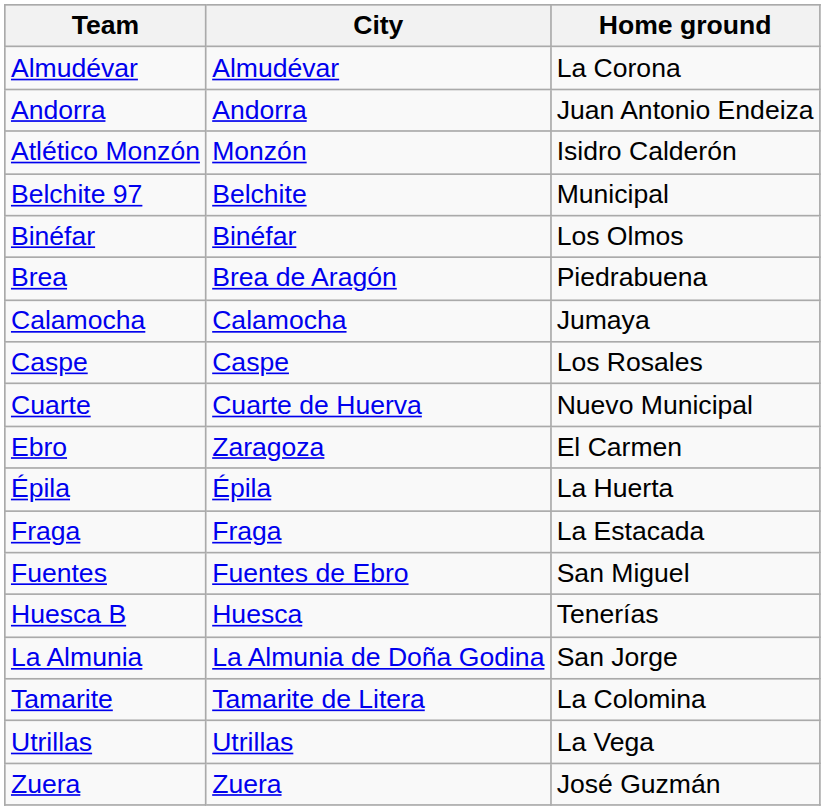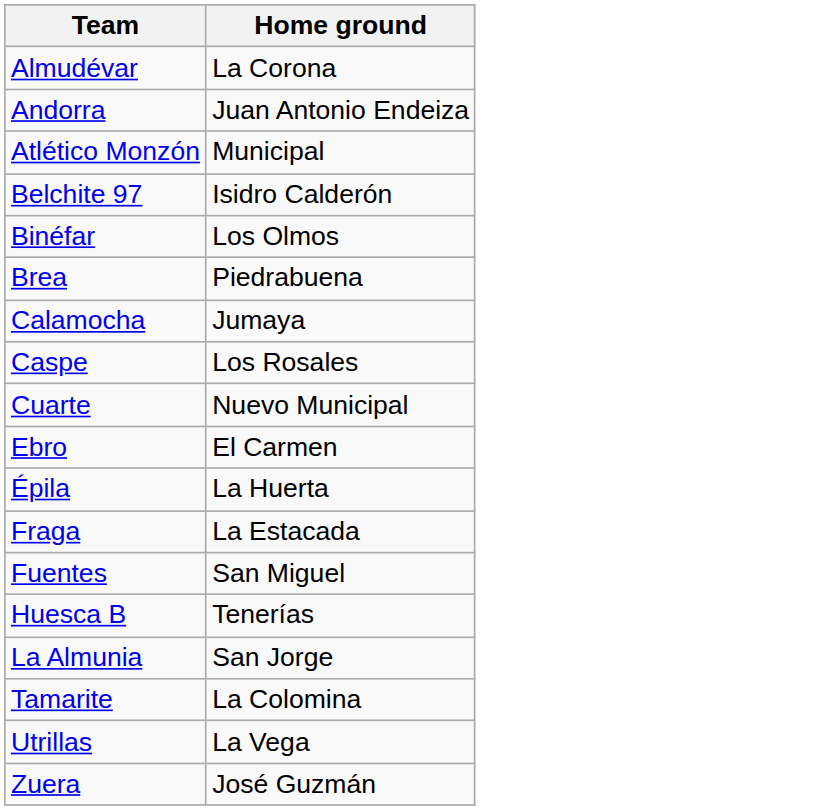- column: (378, 25)
(647, 151) Isidro Calderón -> (268, 151) Municipal
(613, 194) Municipal -> (302, 194) Isidro Calderón
